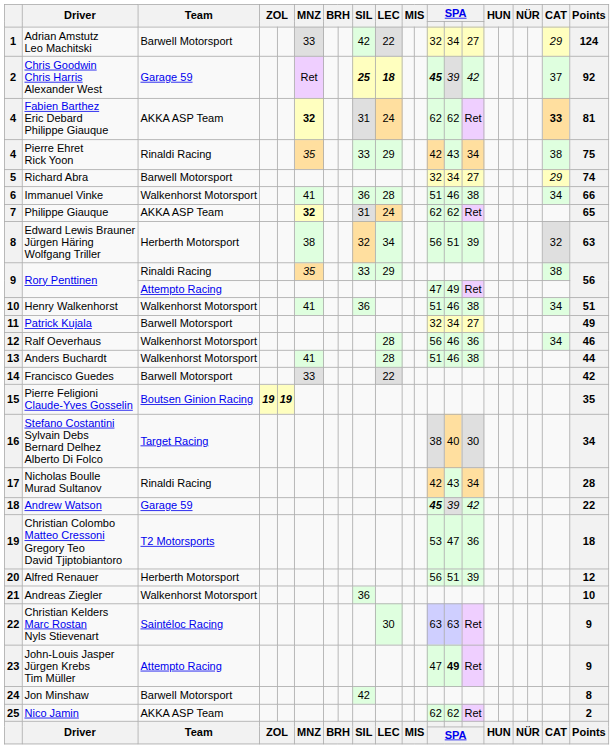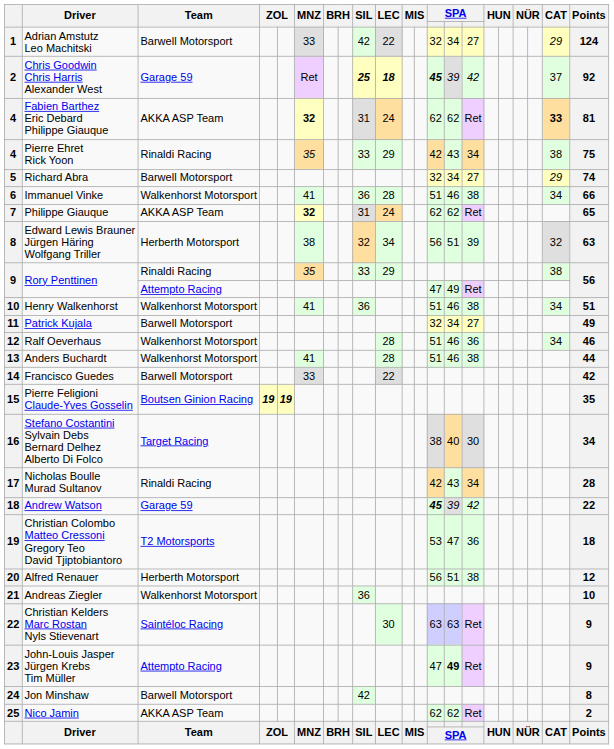(436, 341) 56 -> (436, 341) 51
(473, 577) 39 -> (473, 577) 38
